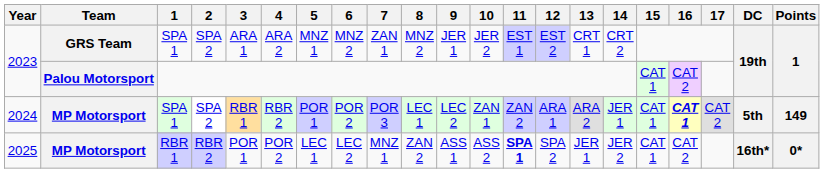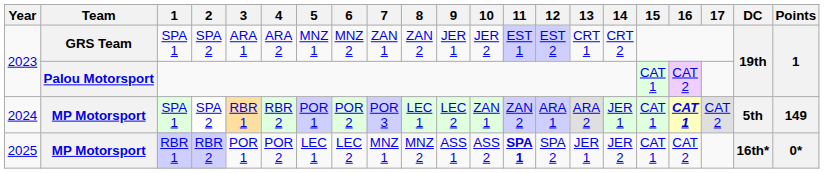(419, 43) MNZ 2 -> (419, 43) ZAN 2
(419, 150) ZAN 2 -> (419, 150) MNZ 2
